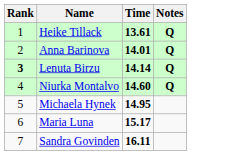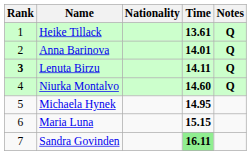+ column: (152, 13)
(138, 68) 14.14 -> (198, 68) 14.11
(138, 123) 15.17 -> (198, 123) 15.15
(138, 141) no background -> (198, 141) lightgreen background
